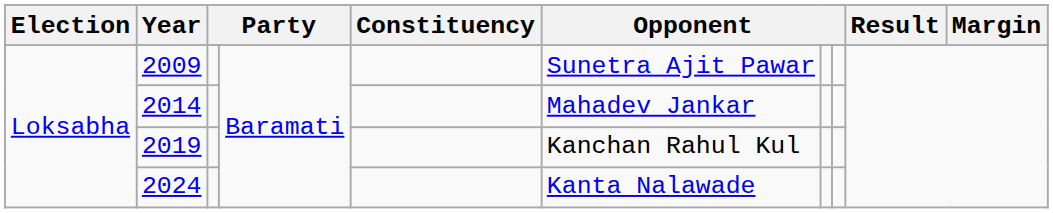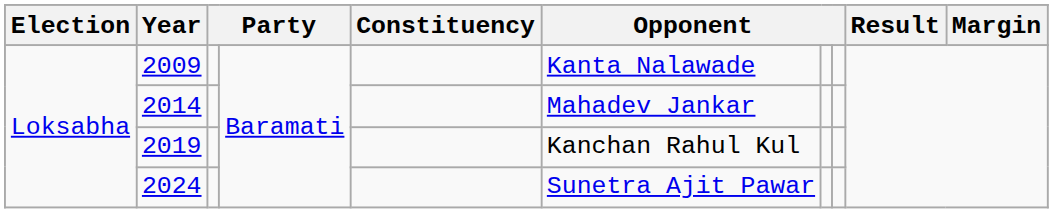(681, 66) Sunetra Ajit Pawar -> (651, 66) Kanta Nalawade
(651, 187) Kanta Nalawade -> (681, 187) Sunetra Ajit Pawar
